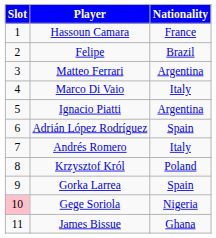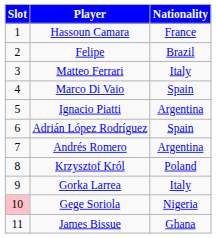(180, 70) Argentina -> (180, 70) Italy
(180, 89) Italy -> (180, 89) Spain
(180, 147) Italy -> (180, 147) Argentina
(180, 185) Spain -> (180, 185) Italy
